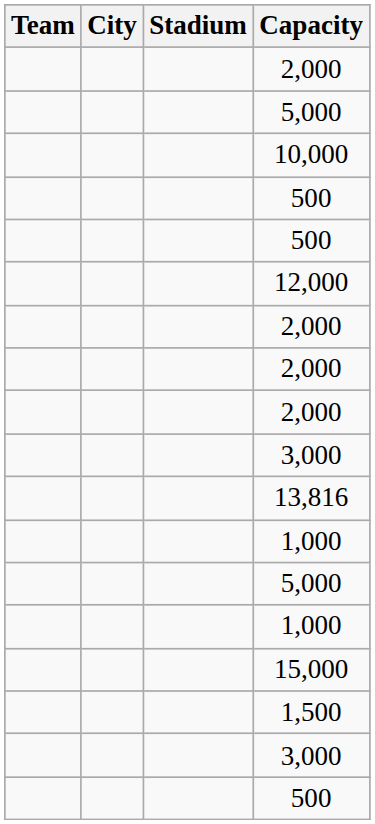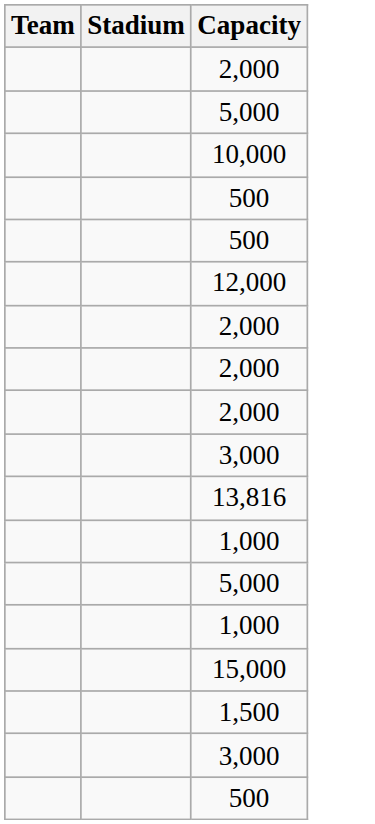- column: (112, 25)
